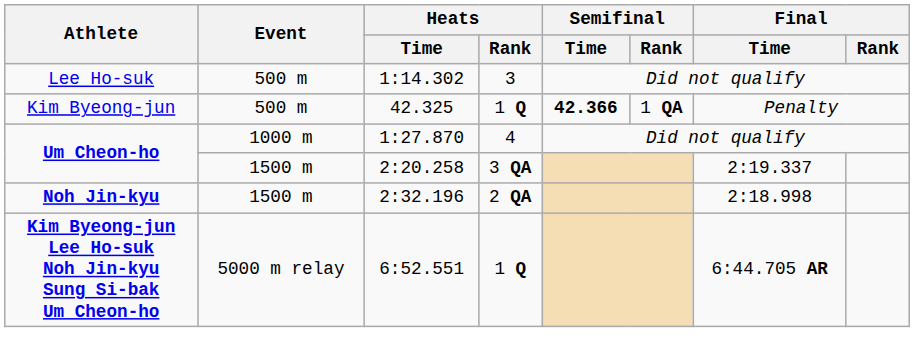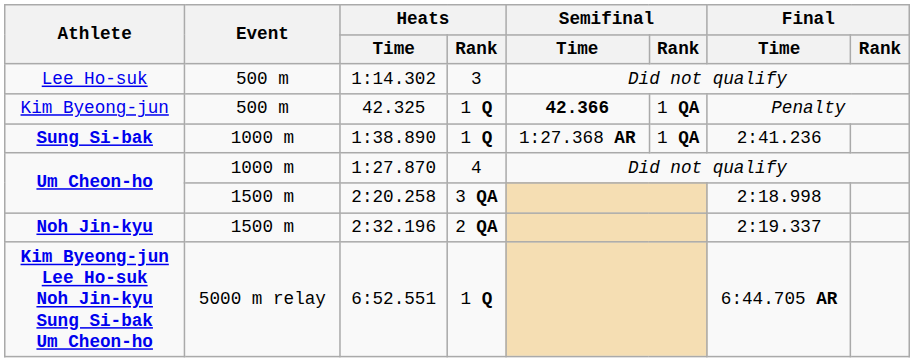+ row: (394, 138)
(770, 168) 2:19.337 -> (779, 197) 2:18.998
(770, 197) 2:18.998 -> (779, 227) 2:19.337
